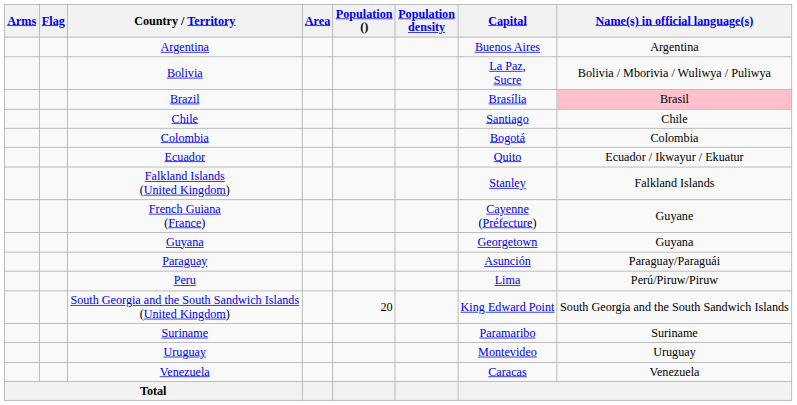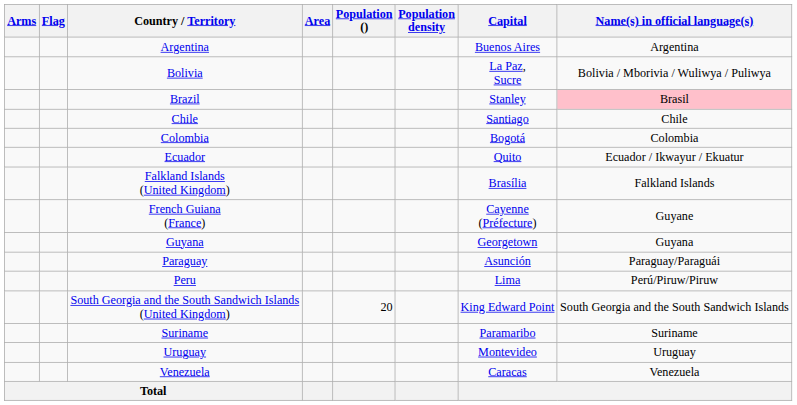(508, 99) Brasília -> (507, 99) Stanley
(507, 183) Stanley -> (508, 183) Brasília
